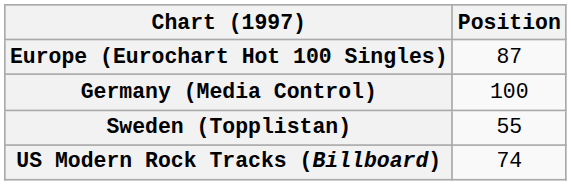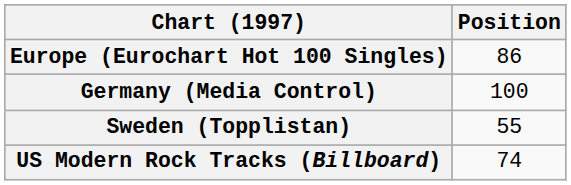(509, 57) 87 -> (509, 57) 86
